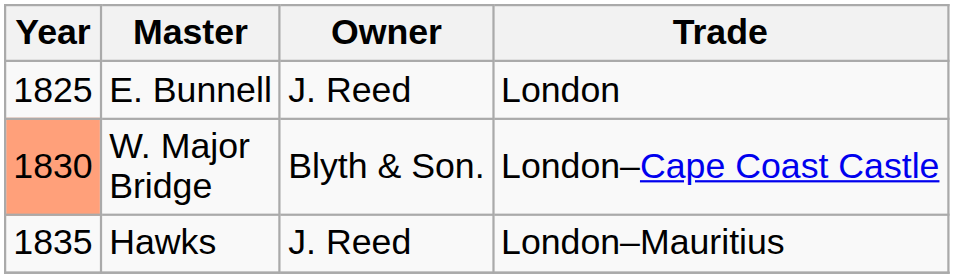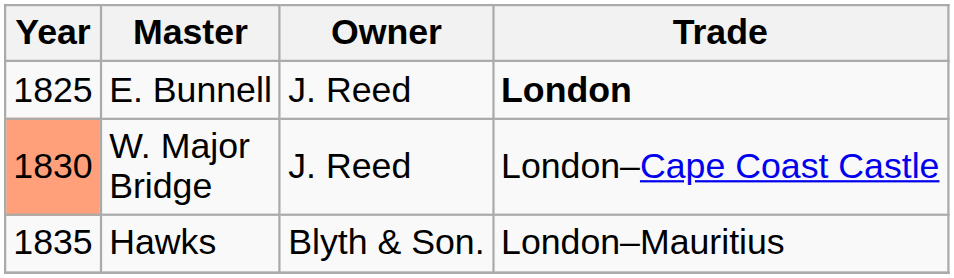(561, 89) normal -> (566, 89) bold
(386, 166) Blyth & Son. -> (350, 166) J. Reed
(350, 242) J. Reed -> (386, 242) Blyth & Son.
